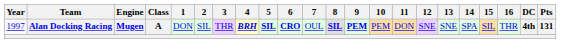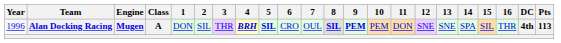(16, 26) 1997 -> (16, 26) 1996
(290, 26) bold -> (290, 26) normal
(546, 26) 131 -> (545, 26) 113
